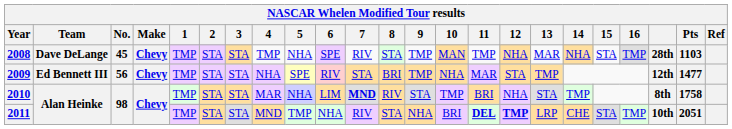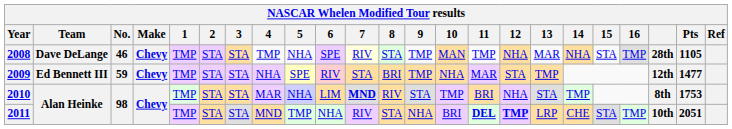(122, 54) 45 -> (122, 54) 46
(362, 54) no background -> (362, 54) lightyellow background
(691, 54) 1103 -> (691, 54) 1105
(122, 74) 56 -> (122, 74) 59
(691, 94) 1758 -> (691, 94) 1753
